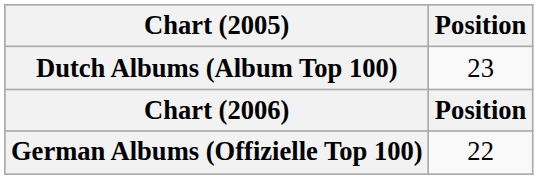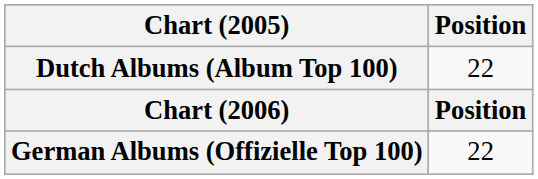(481, 67) 23 -> (481, 67) 22
